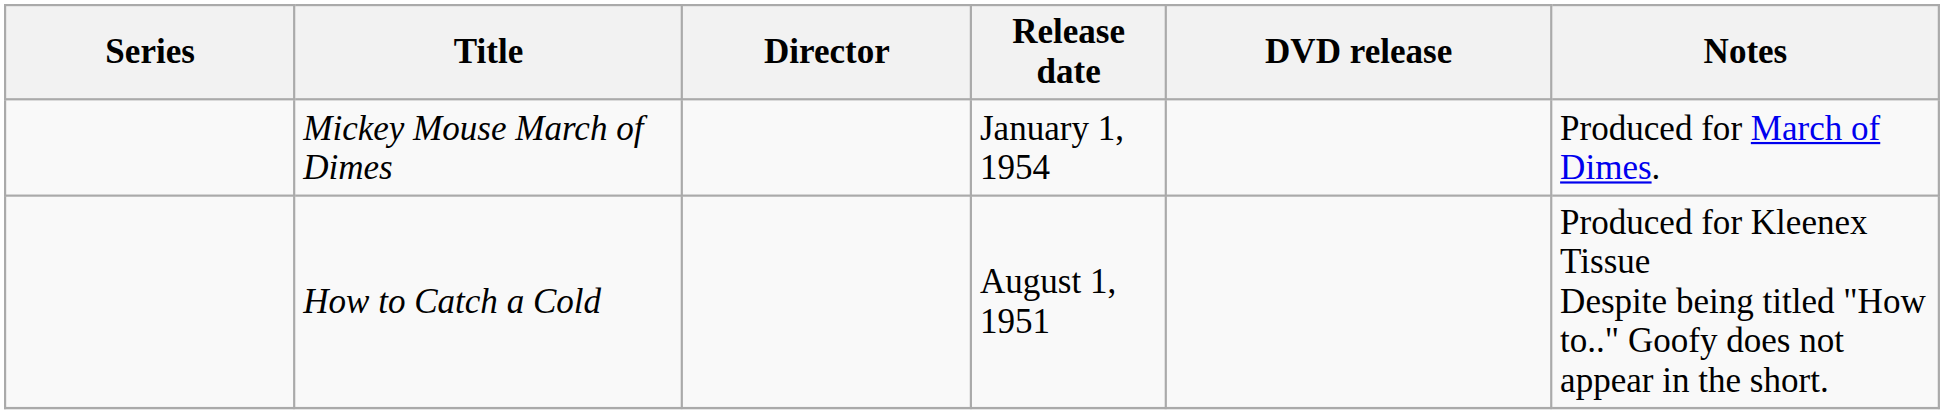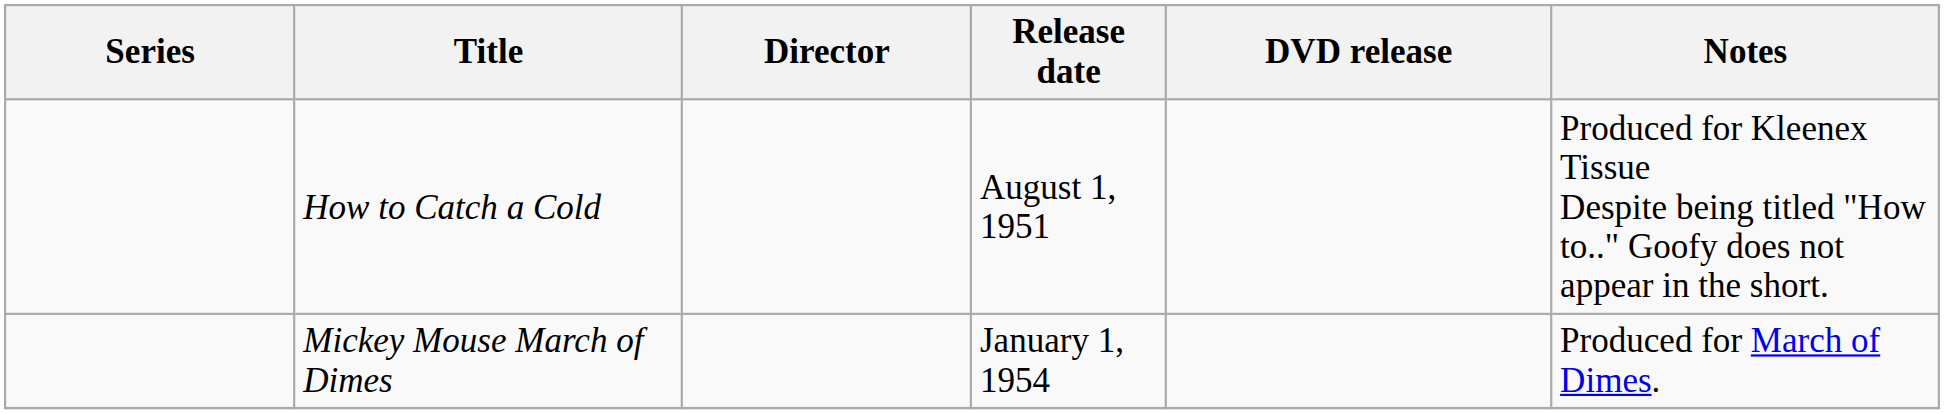rows swapped: (452, 301) <-> (473, 146)
